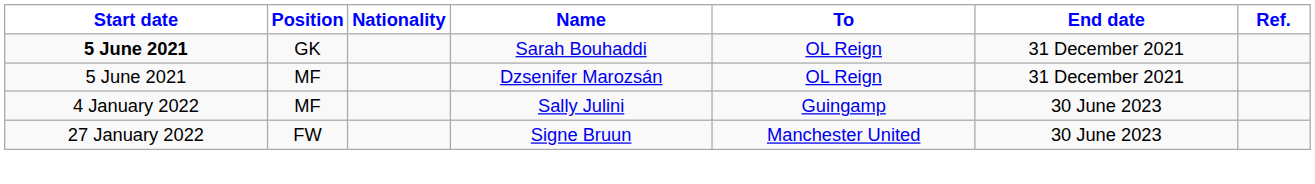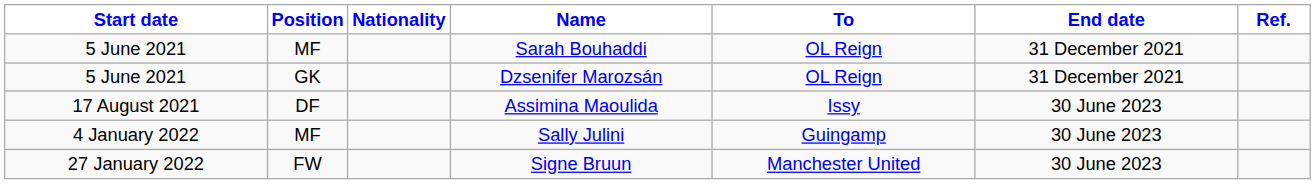(136, 48) bold -> (136, 48) normal
(308, 48) GK -> (308, 48) MF
(308, 77) MF -> (308, 77) GK
+ row: (581, 106)
